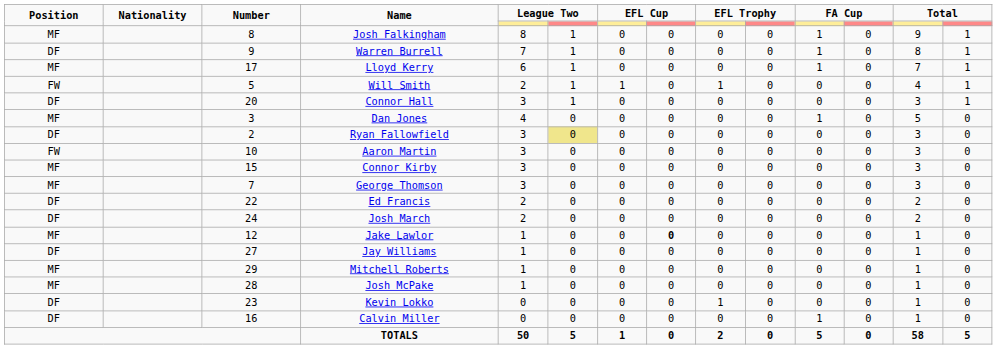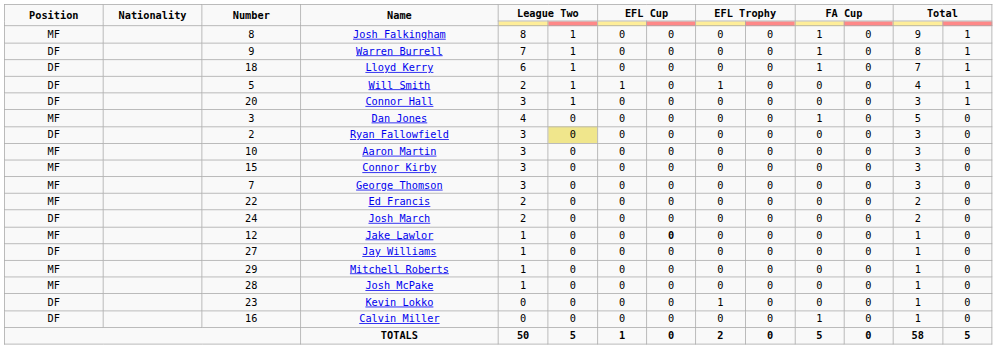(54, 68) MF -> (54, 68) DF
(251, 68) 17 -> (251, 68) 18
(54, 85) FW -> (54, 85) DF
(54, 152) FW -> (54, 152) MF
(54, 202) DF -> (54, 202) MF
